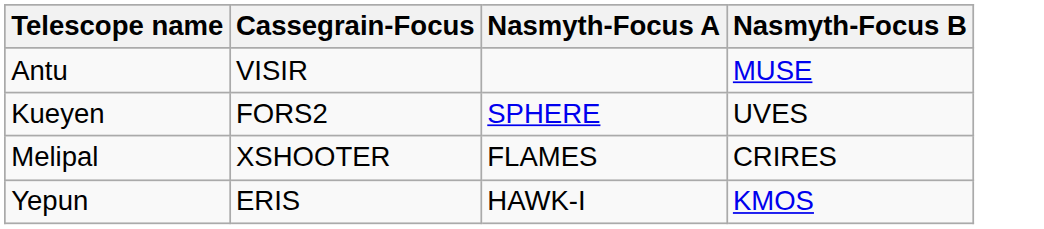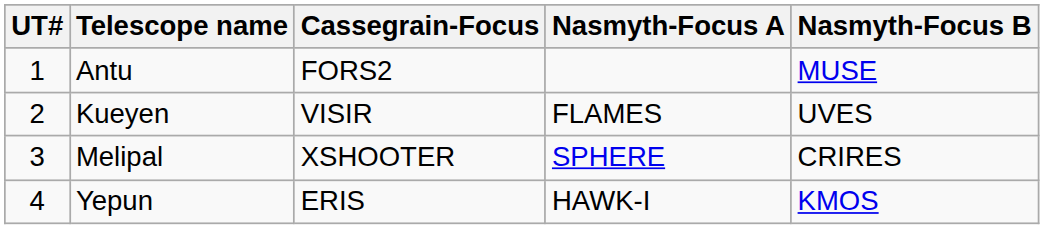+ column: (37, 26)
(272, 69) VISIR -> (347, 69) FORS2
(282, 113) FORS2 -> (337, 113) VISIR
(544, 113) SPHERE -> (607, 113) FLAMES
(542, 157) FLAMES -> (609, 157) SPHERE
